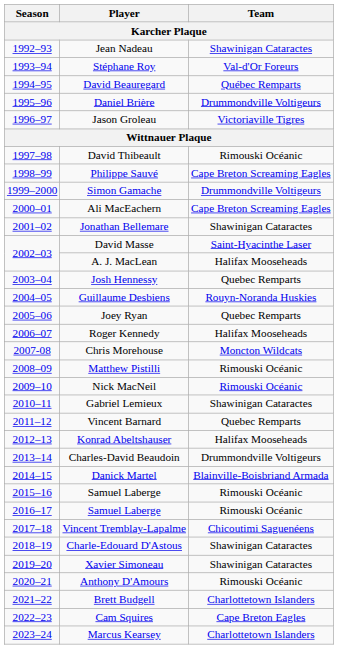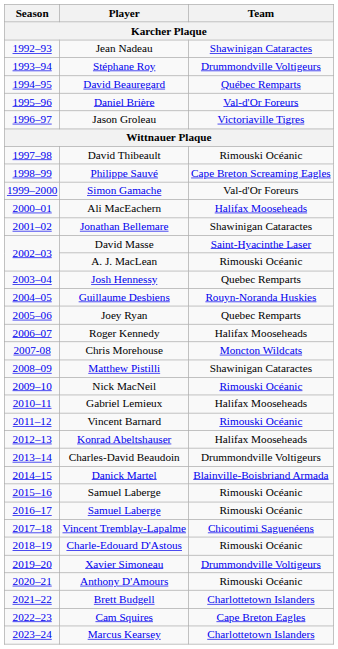(261, 66) Val-d'Or Foreurs -> (261, 66) Drummondville Voltigeurs
(261, 102) Drummondville Voltigeurs -> (261, 102) Val-d'Or Foreurs
(261, 191) Drummondville Voltigeurs -> (261, 191) Val-d'Or Foreurs
(261, 208) Cape Breton Screaming Eagles -> (261, 208) Halifax Mooseheads
(261, 262) Halifax Mooseheads -> (261, 262) Rimouski Océanic
(261, 368) Rimouski Océanic -> (261, 368) Shawinigan Cataractes
(261, 404) Shawinigan Cataractes -> (261, 404) Halifax Mooseheads
(261, 421) Quebec Remparts -> (261, 421) Rimouski Océanic
(261, 546) Shawinigan Cataractes -> (261, 546) Rimouski Océanic
(261, 564) Shawinigan Cataractes -> (261, 564) Drummondville Voltigeurs
